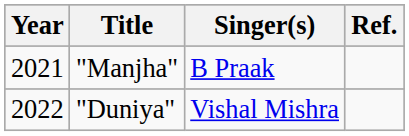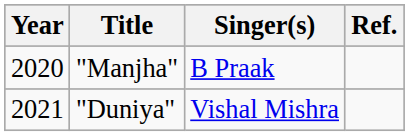(37, 67) 2021 -> (37, 67) 2020
(37, 109) 2022 -> (37, 109) 2021
